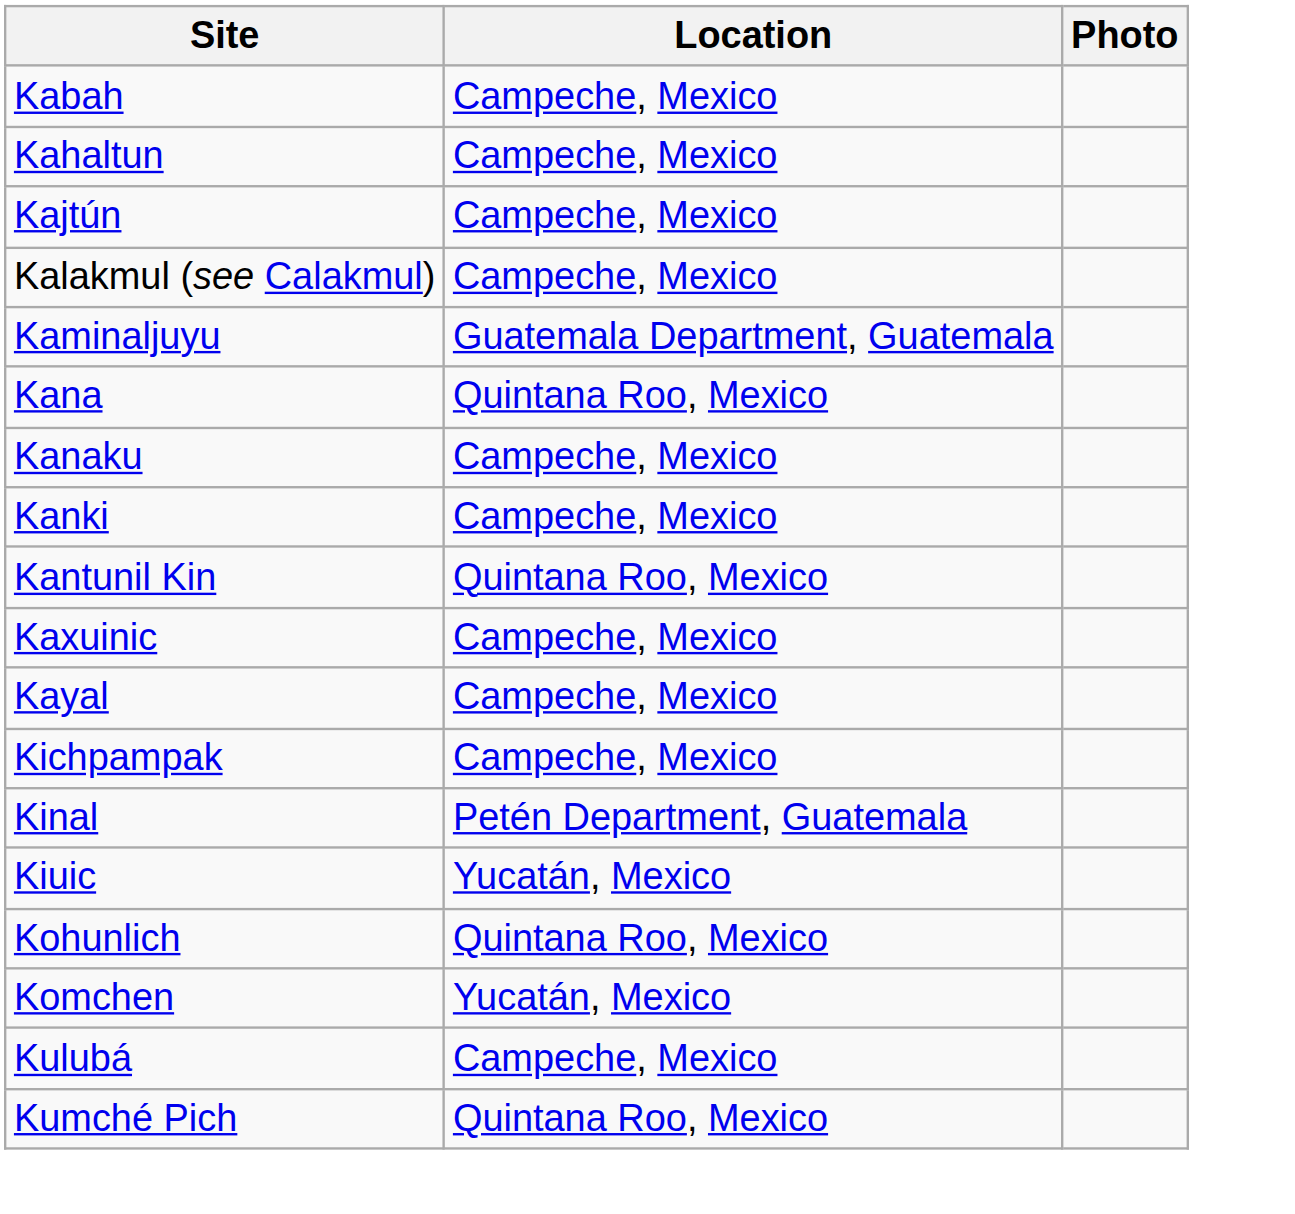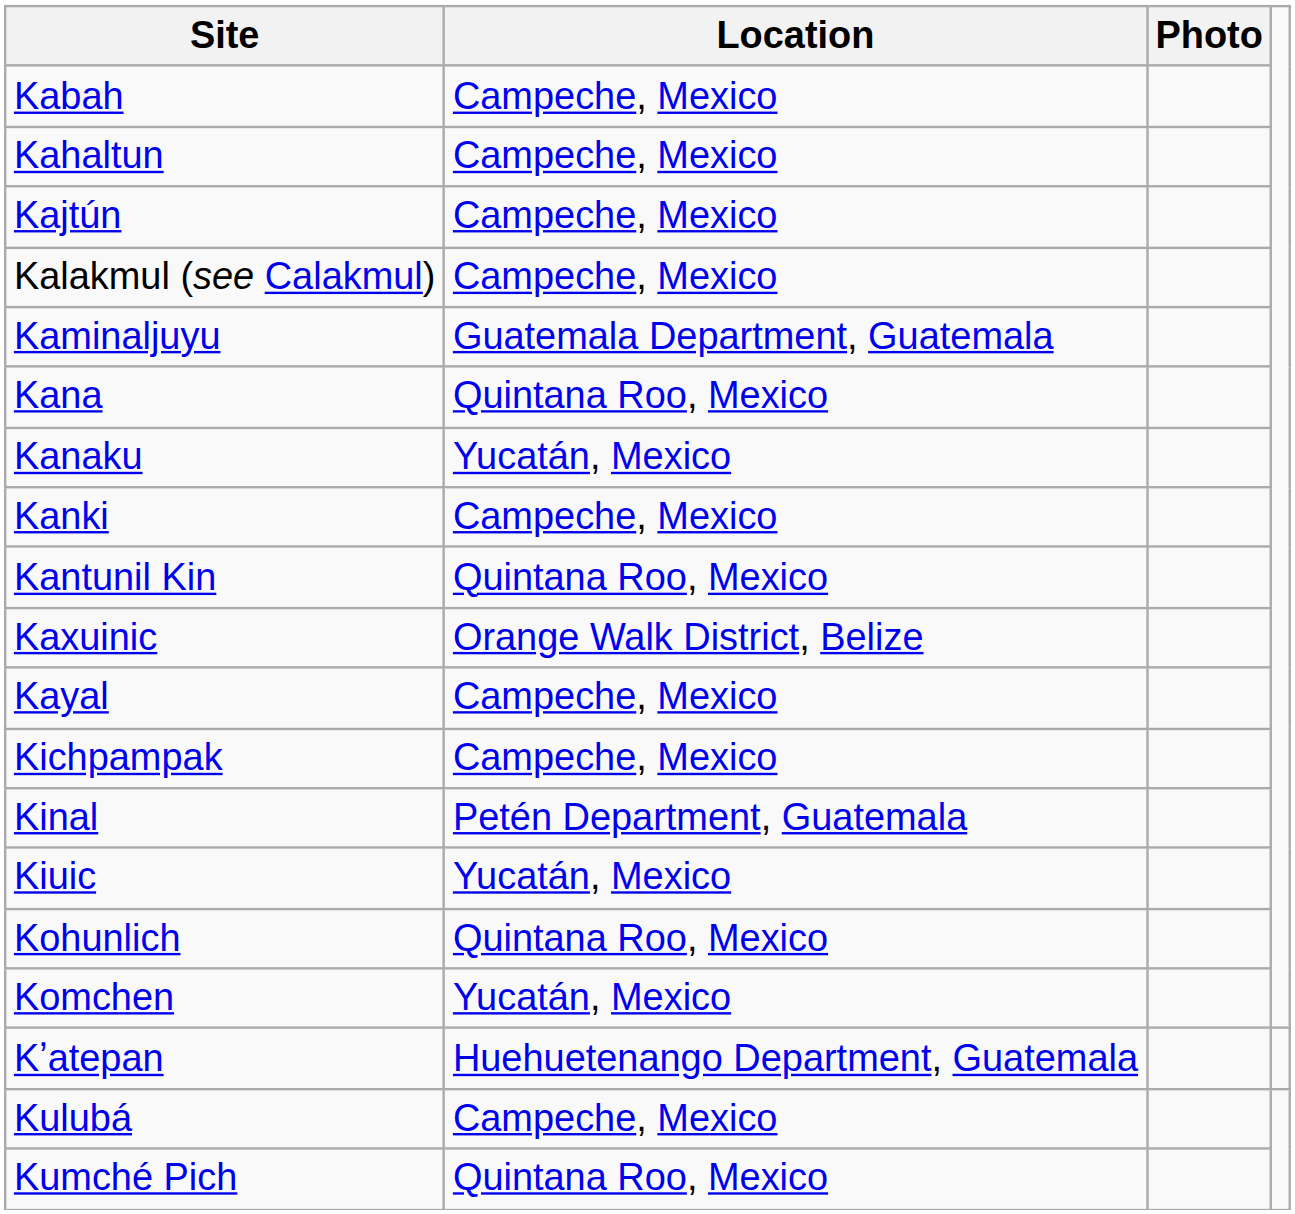(615, 456) Campeche, Mexico -> (592, 456) Yucatán, Mexico
(615, 636) Campeche, Mexico -> (688, 636) Orange Walk District, Belize
+ row: (89, 1057)
